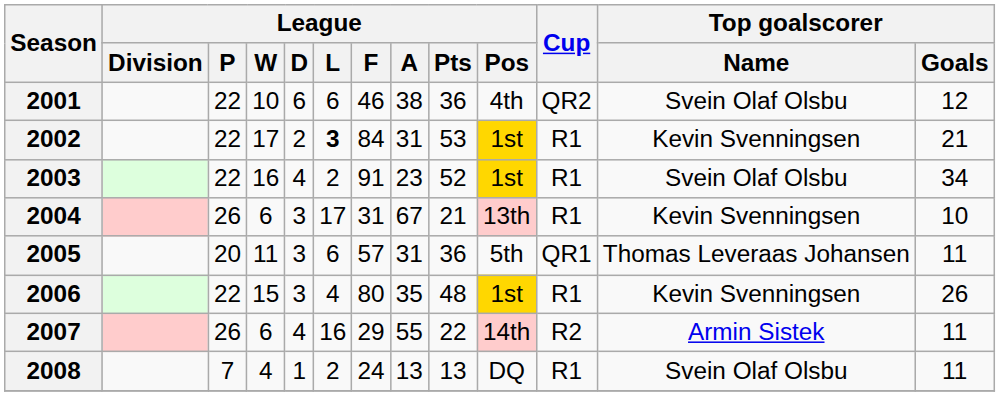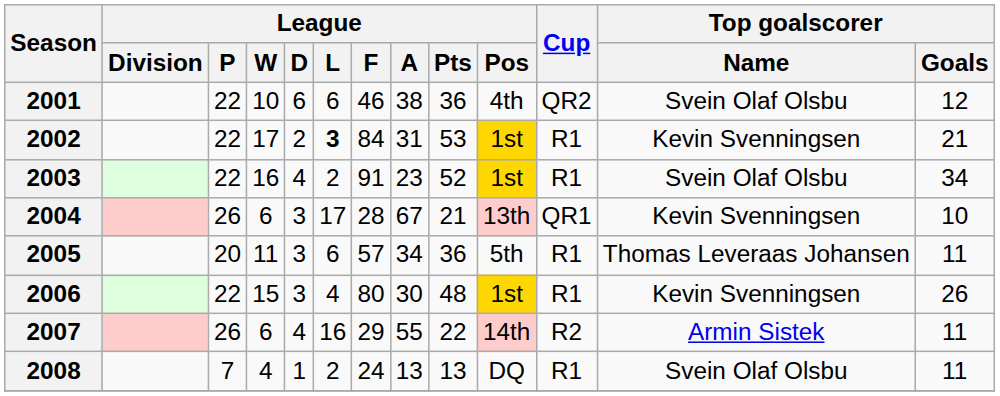(371, 216) 31 -> (371, 216) 28
(567, 216) R1 -> (567, 216) QR1
(409, 255) 31 -> (409, 255) 34
(567, 255) QR1 -> (567, 255) R1
(409, 293) 35 -> (409, 293) 30
